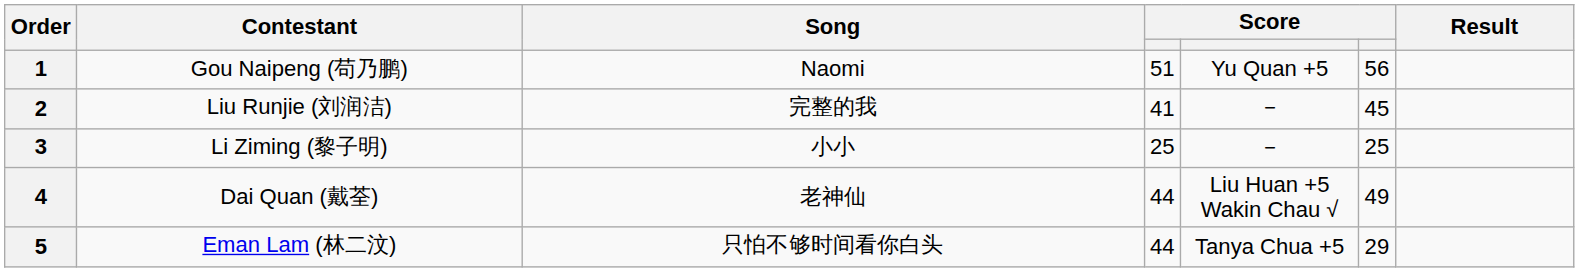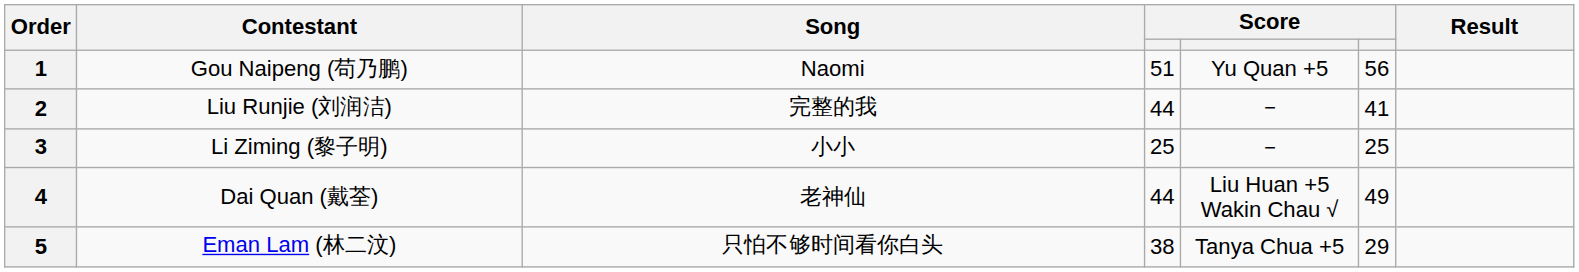(1162, 108) 41 -> (1162, 108) 44
(1377, 108) 45 -> (1377, 108) 41
(1162, 246) 44 -> (1162, 246) 38
